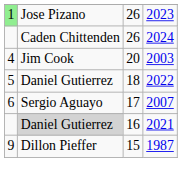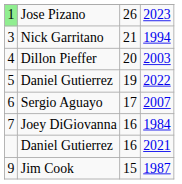- row: (160, 37)
+ row: (157, 37)
(47, 59) Jim Cook -> (59, 59) Dillon Pieffer
(133, 80) 18 -> (130, 80) 19
+ row: (157, 124)
(67, 124) lightgrey background -> (67, 146) no background
(59, 146) Dillon Pieffer -> (47, 168) Jim Cook
